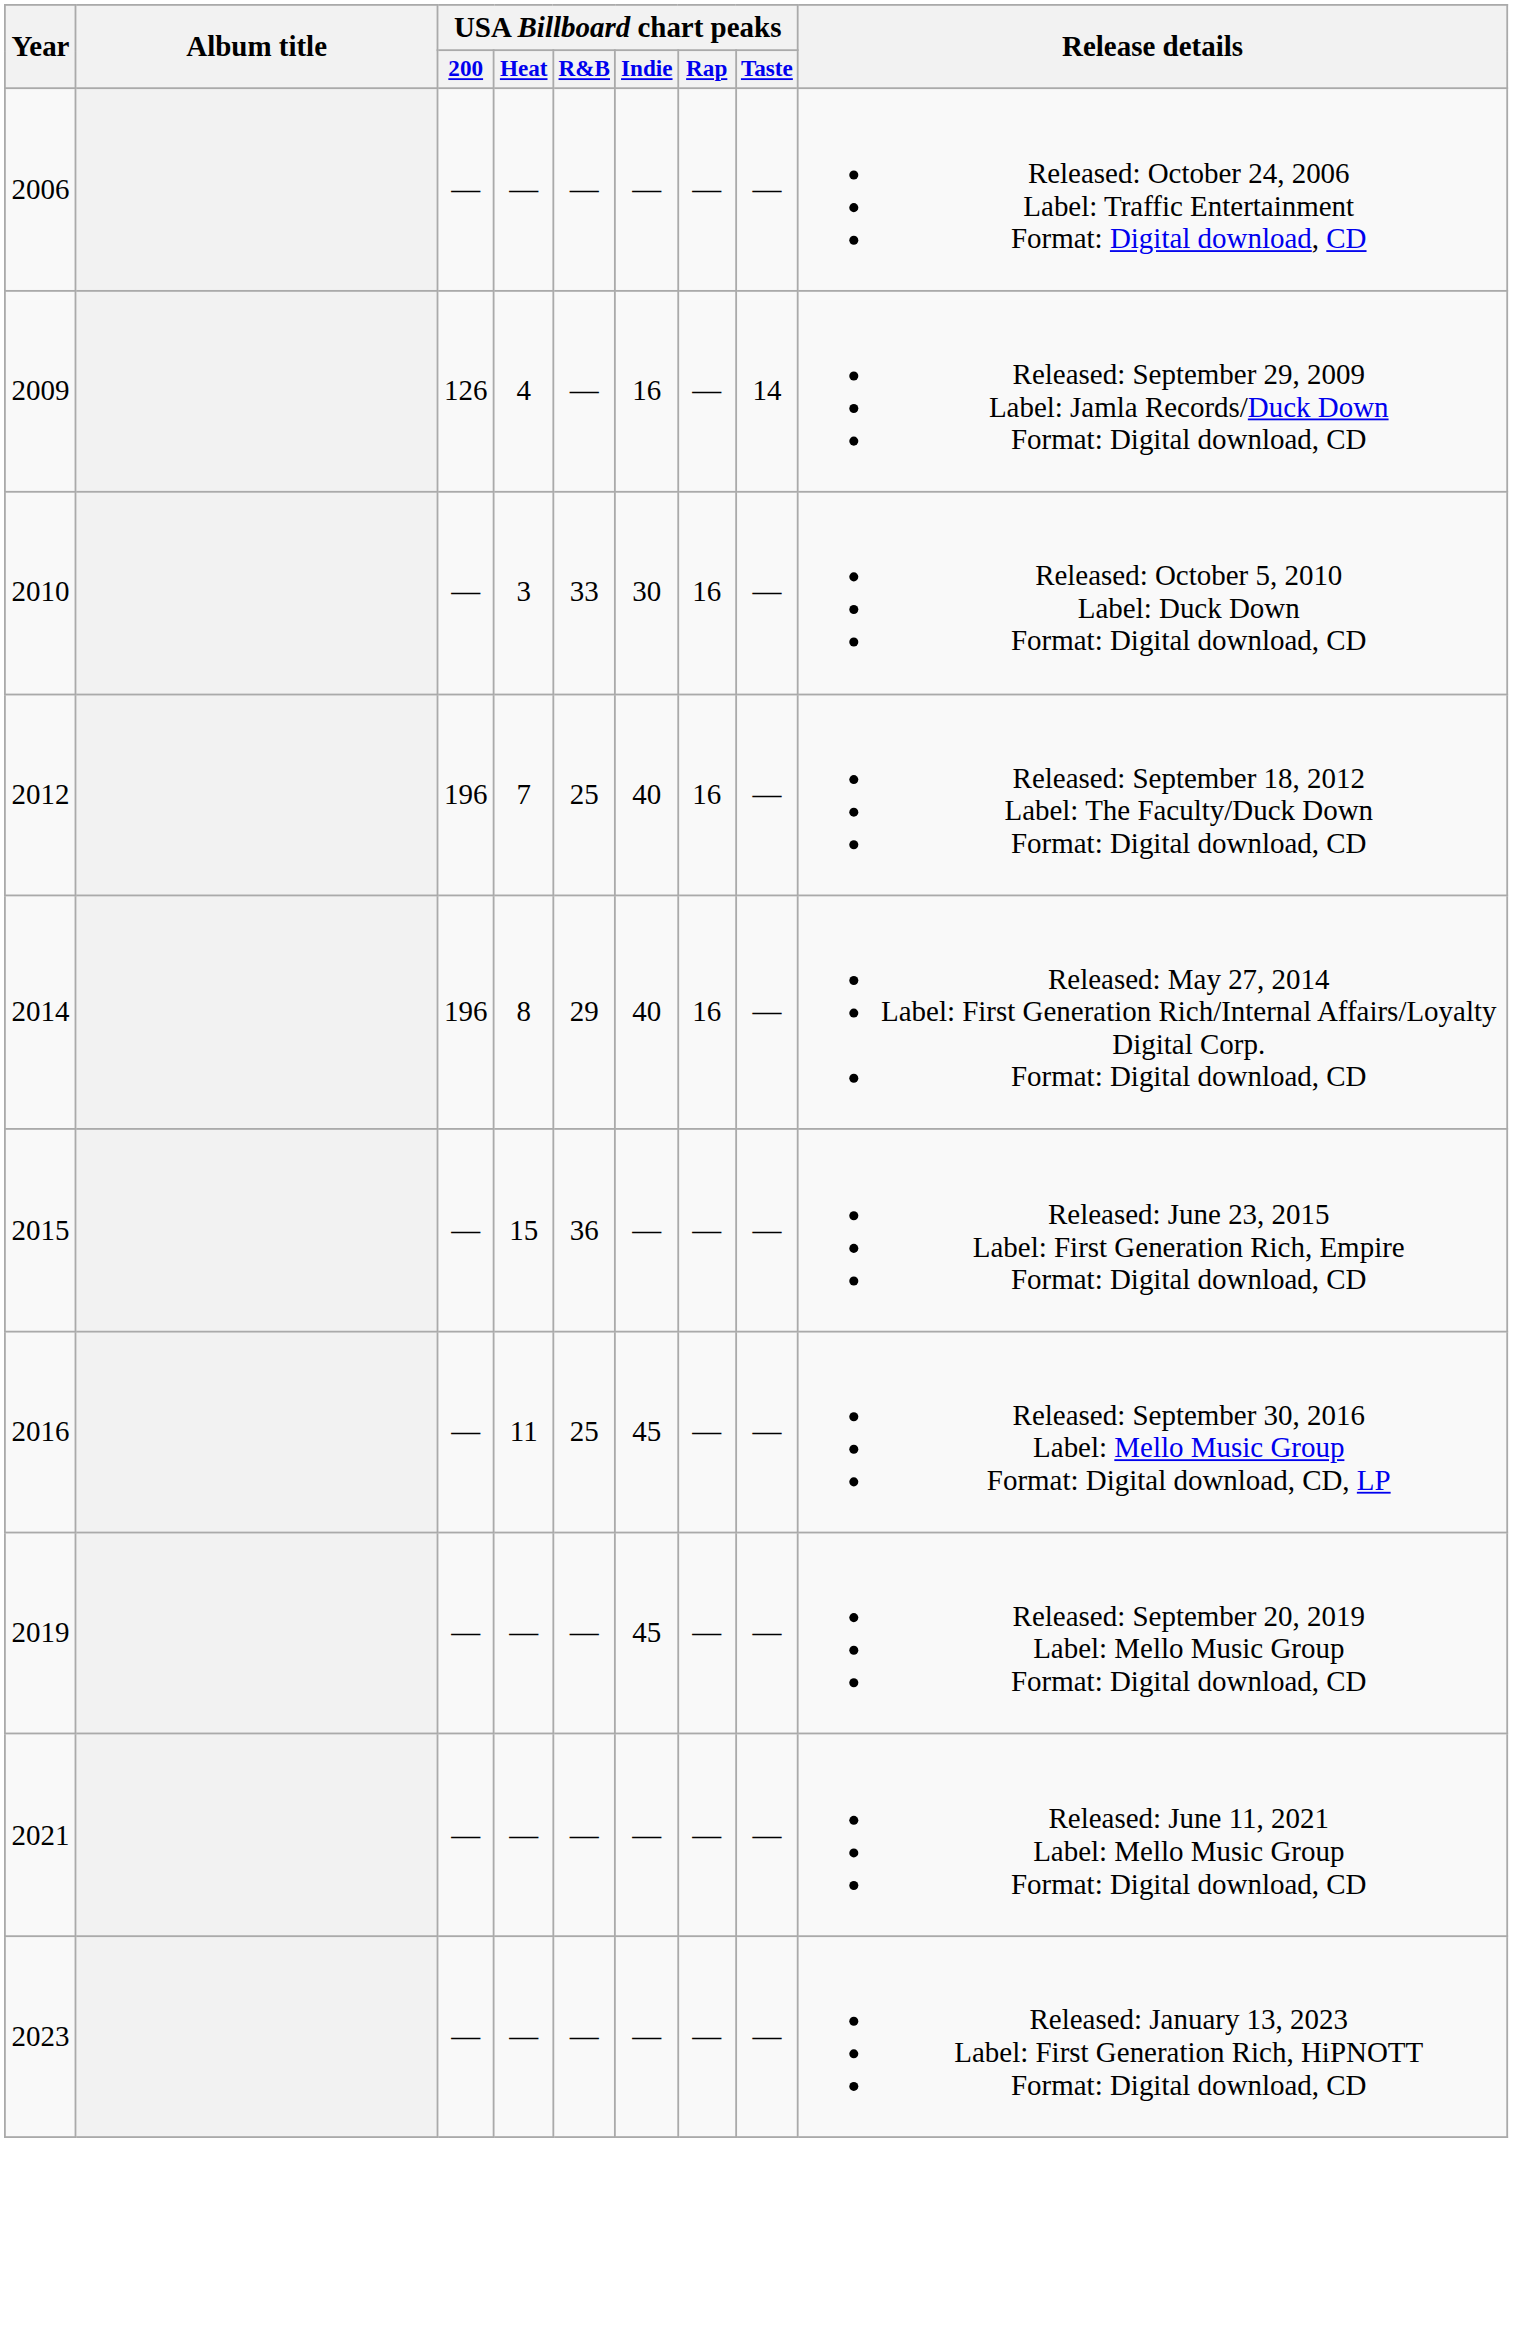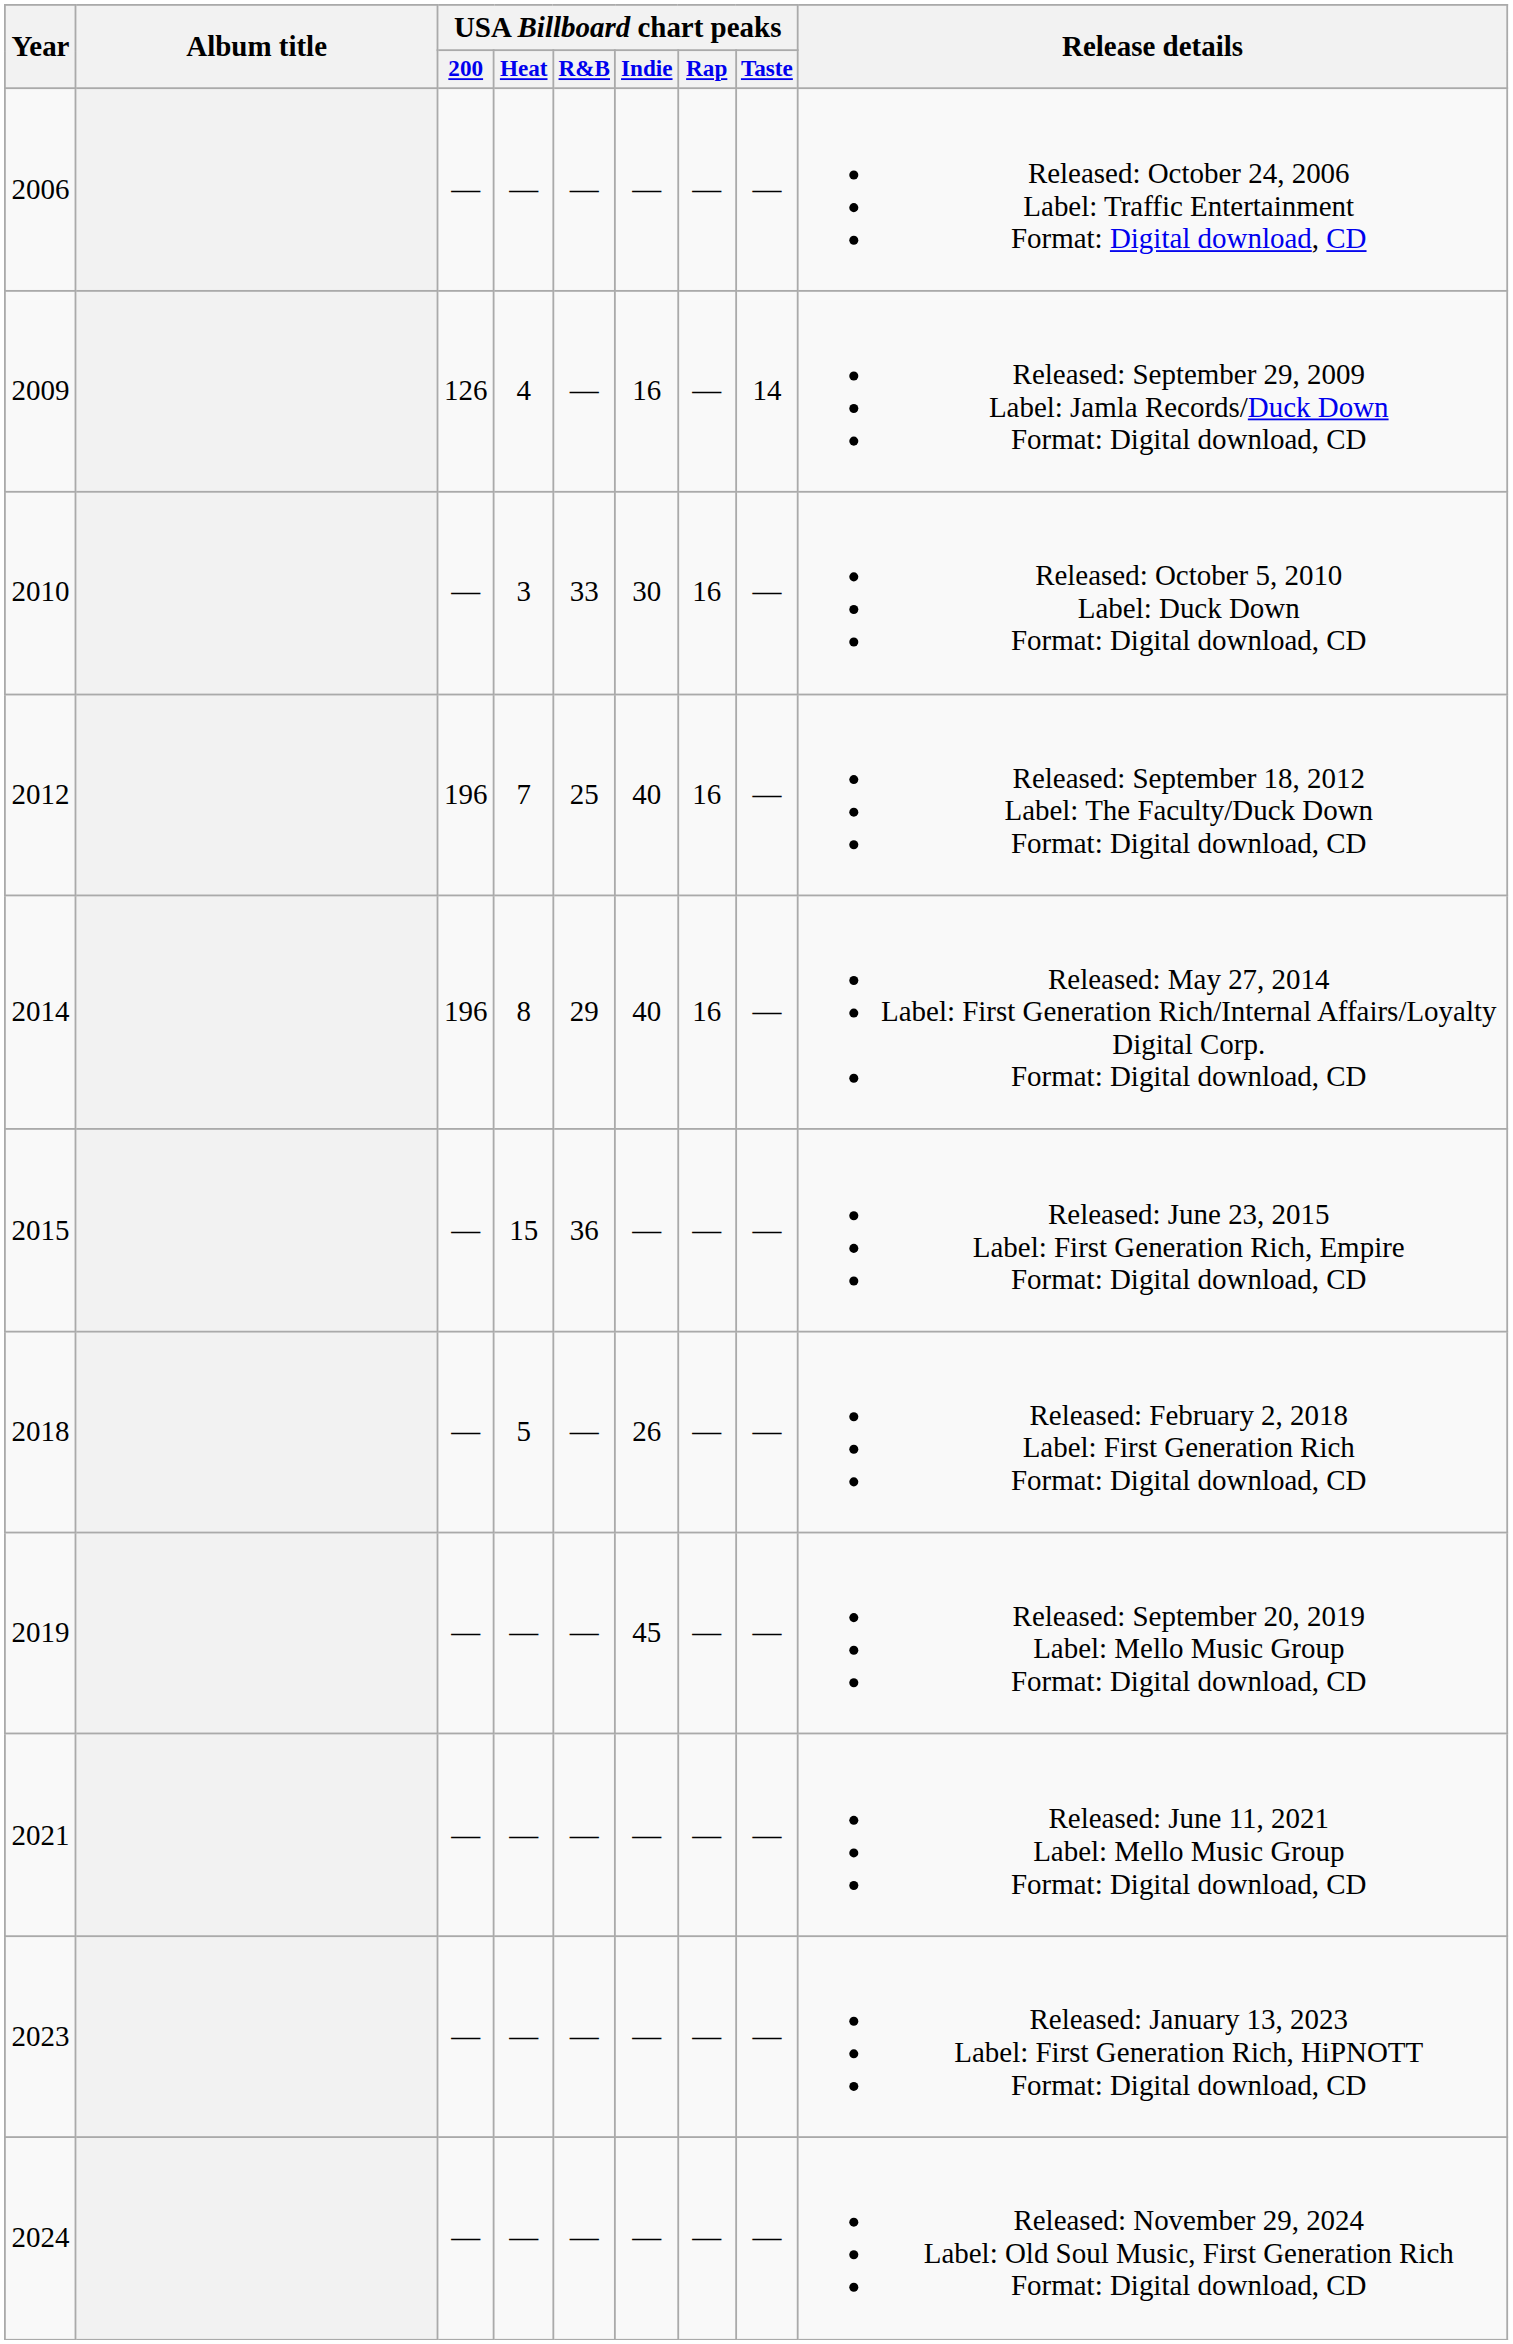- row: (41, 1431)
+ row: (41, 1431)
+ row: (41, 2237)
